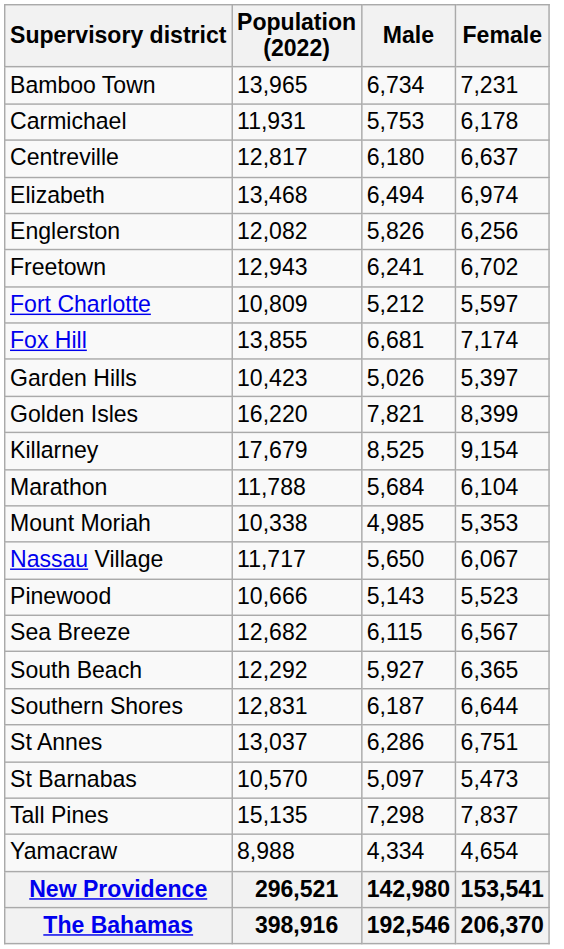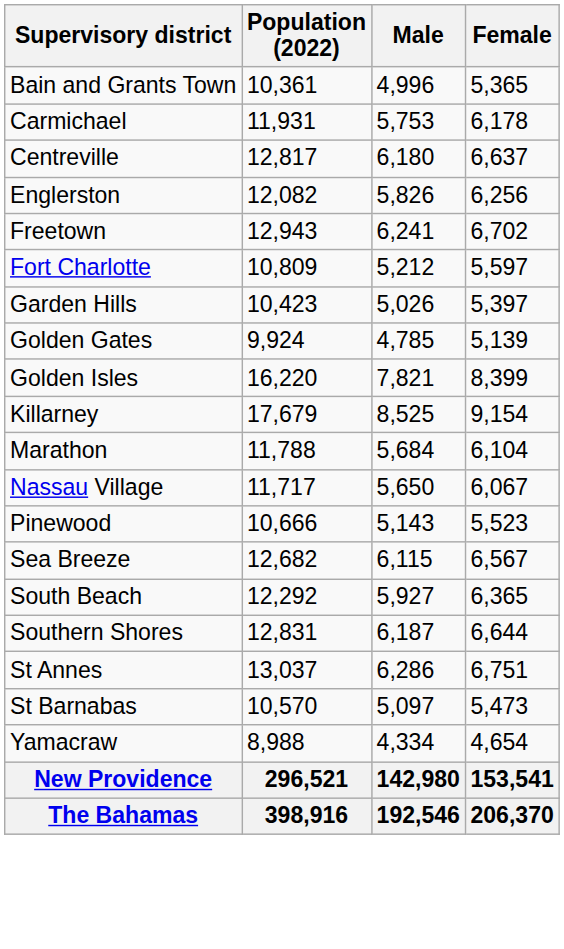+ row: (123, 85)
- row: (83, 85)
- row: (57, 194)
- row: (48, 341)
+ row: (81, 341)
- row: (80, 523)
- row: (59, 816)
